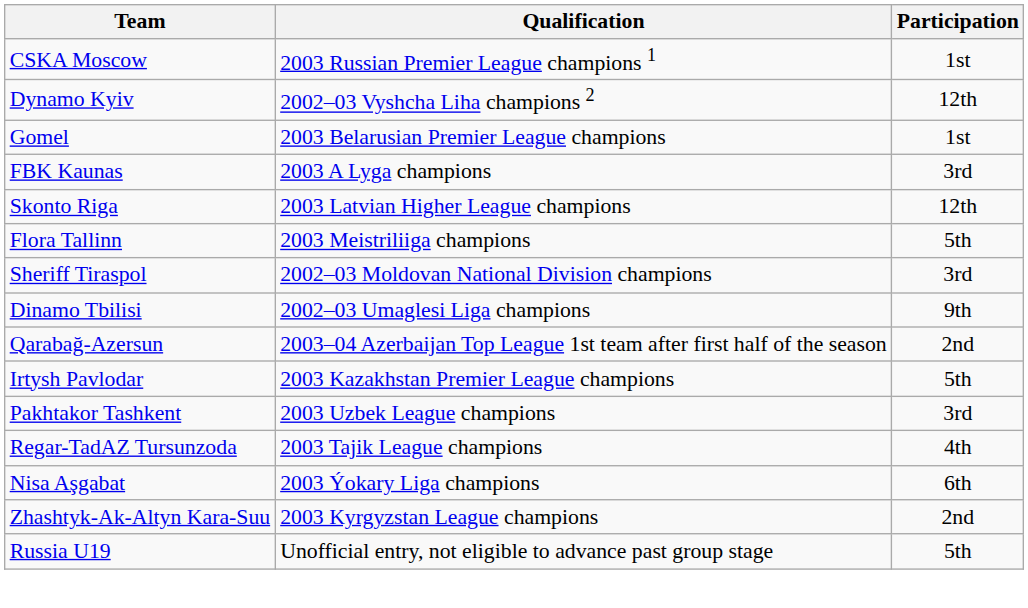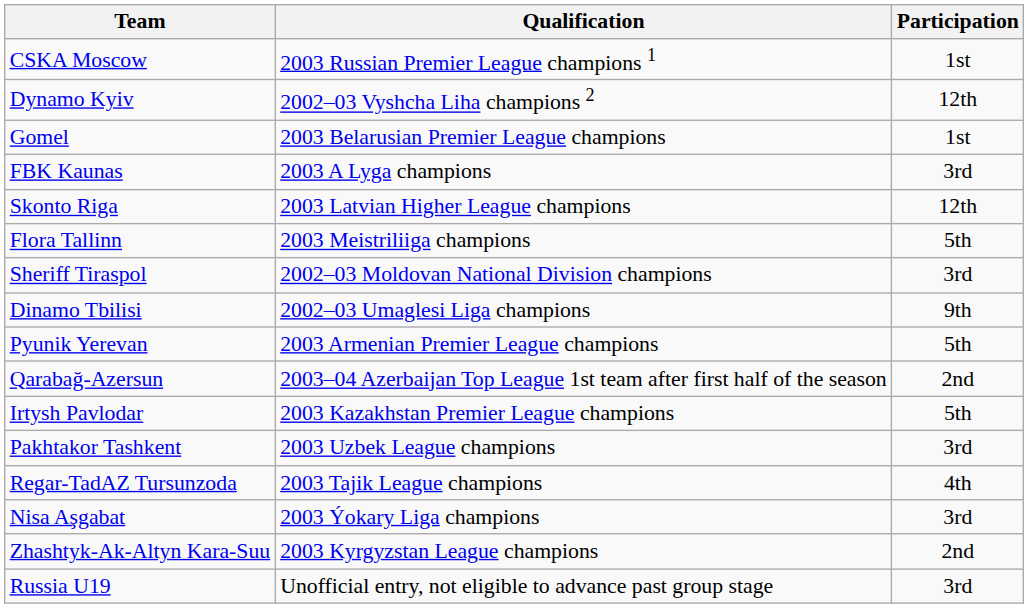+ row: (79, 344)
(958, 482) 6th -> (958, 516) 3rd
(958, 551) 5th -> (958, 585) 3rd
